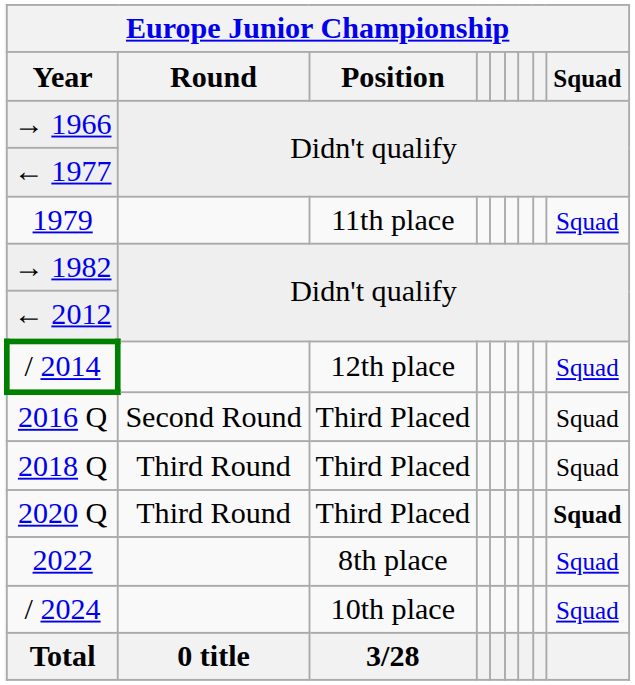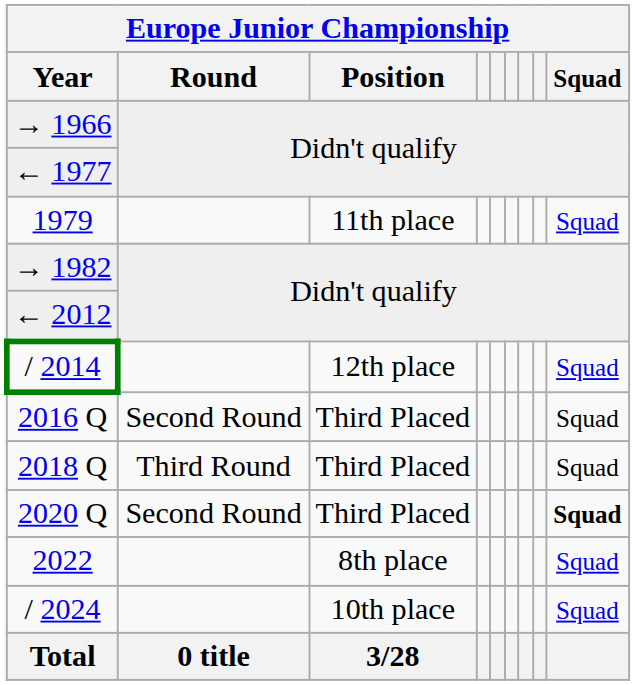(214, 512) Third Round -> (214, 512) Second Round
